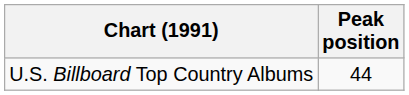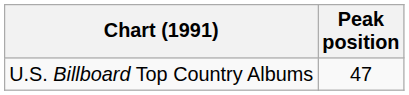(361, 74) 44 -> (361, 74) 47
